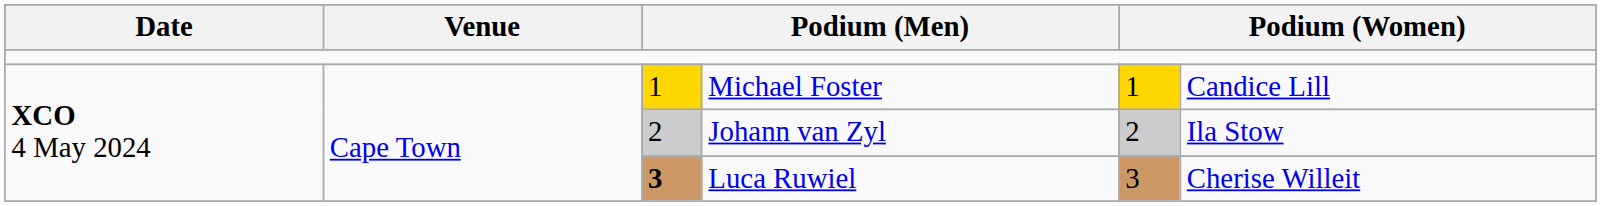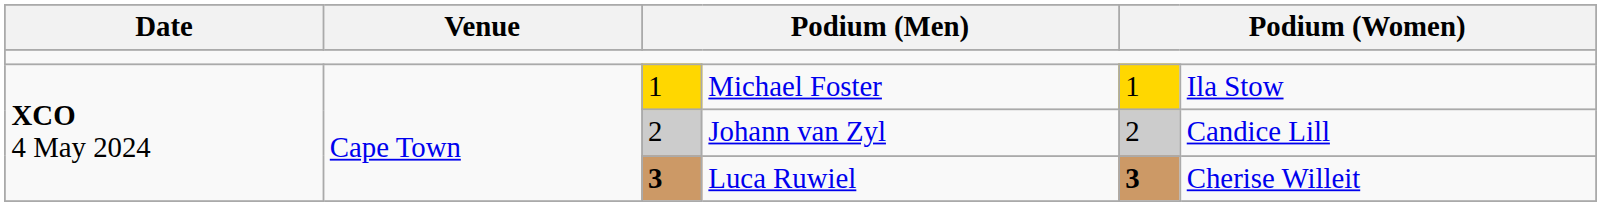(1258, 86) Candice Lill -> (1235, 86) Ila Stow
(1235, 131) Ila Stow -> (1258, 131) Candice Lill
(1132, 177) normal -> (1132, 177) bold
